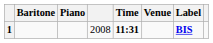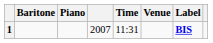(100, 30) 2008 -> (100, 30) 2007
(127, 30) bold -> (127, 30) normal
